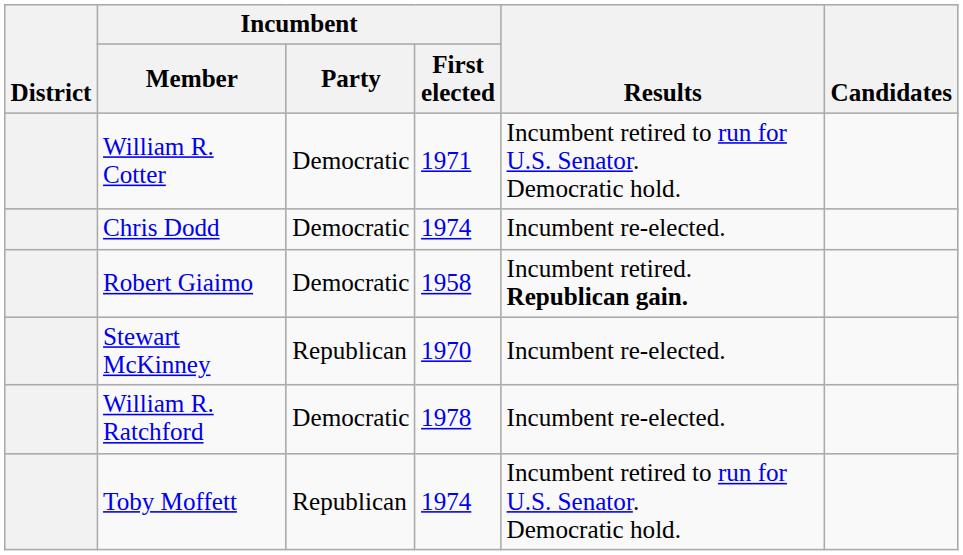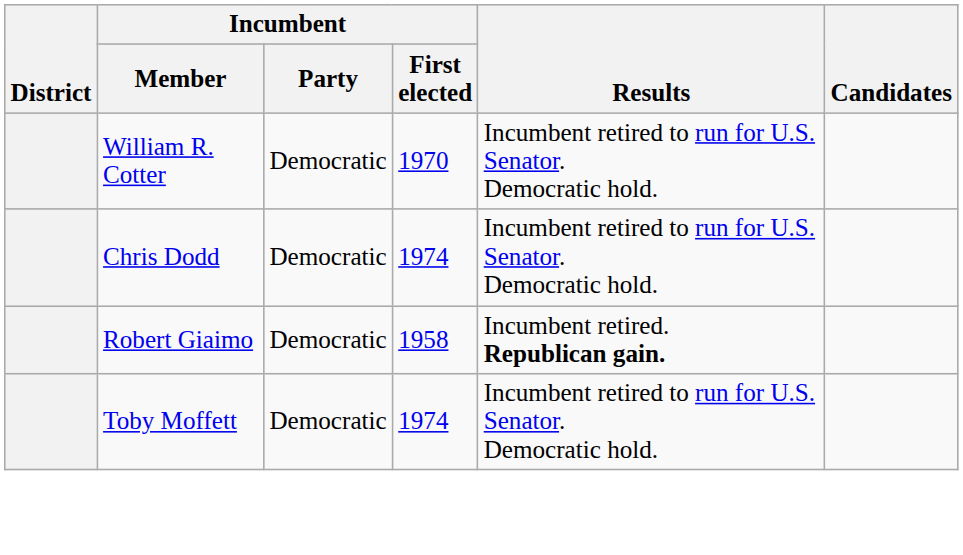(446, 160) 1971 -> (423, 160) 1970
(616, 228) Incumbent re-elected. -> (649, 256) Incumbent retired to run for U.S. Senator. Democratic hold.
- row: (157, 350)
- row: (158, 418)
(350, 501) Republican -> (328, 421) Democratic
